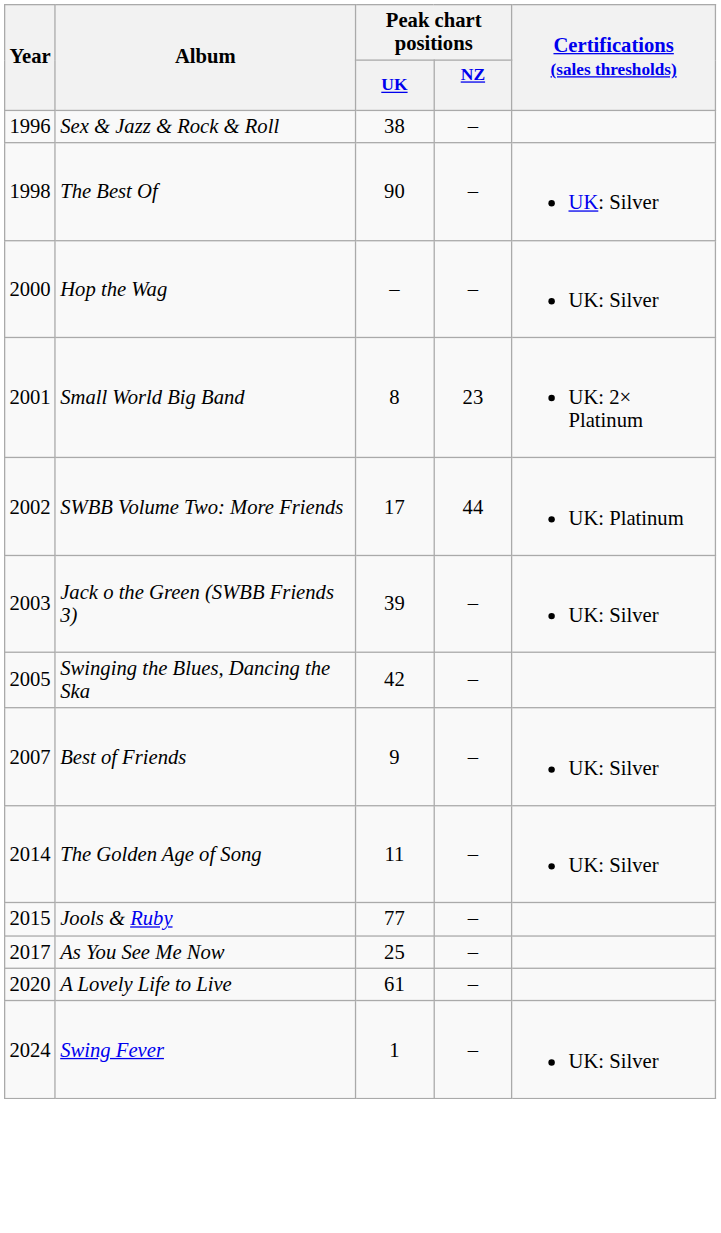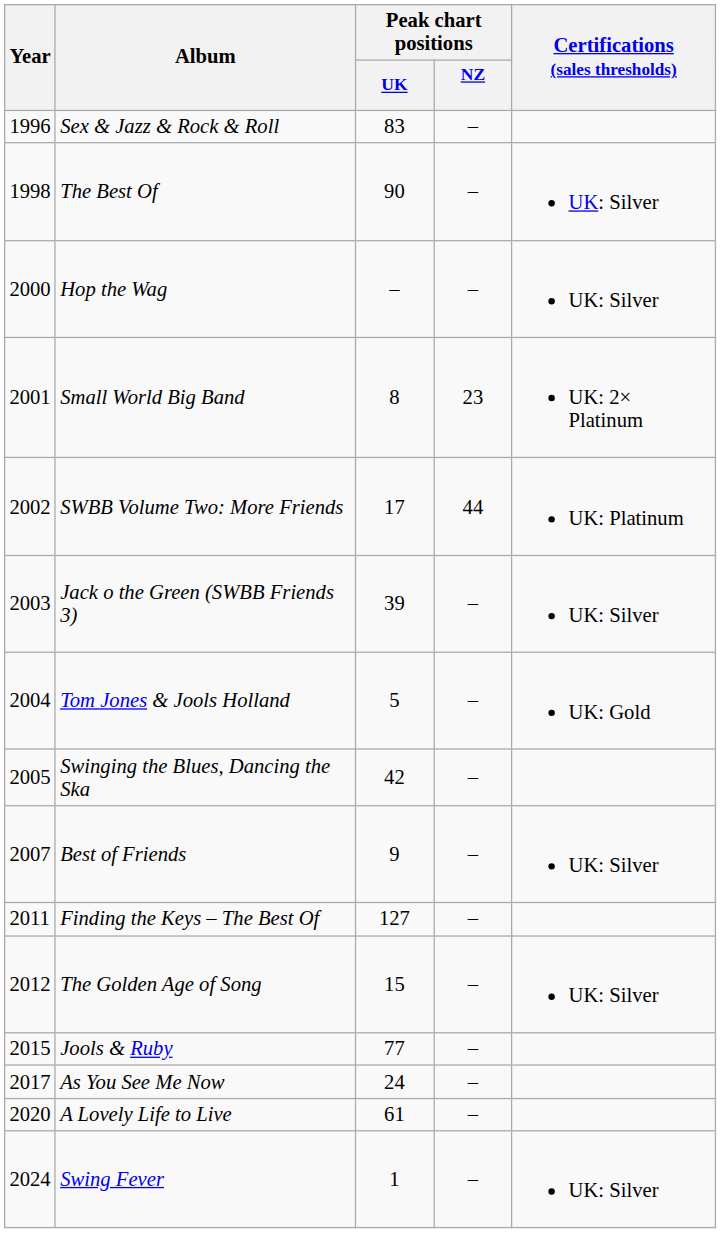(394, 126) 38 -> (394, 126) 83
+ row: (175, 700)
+ row: (190, 918)
(30, 853) 2014 -> (30, 983) 2012
(394, 853) 11 -> (394, 983) 15
(394, 951) 25 -> (394, 1081) 24
